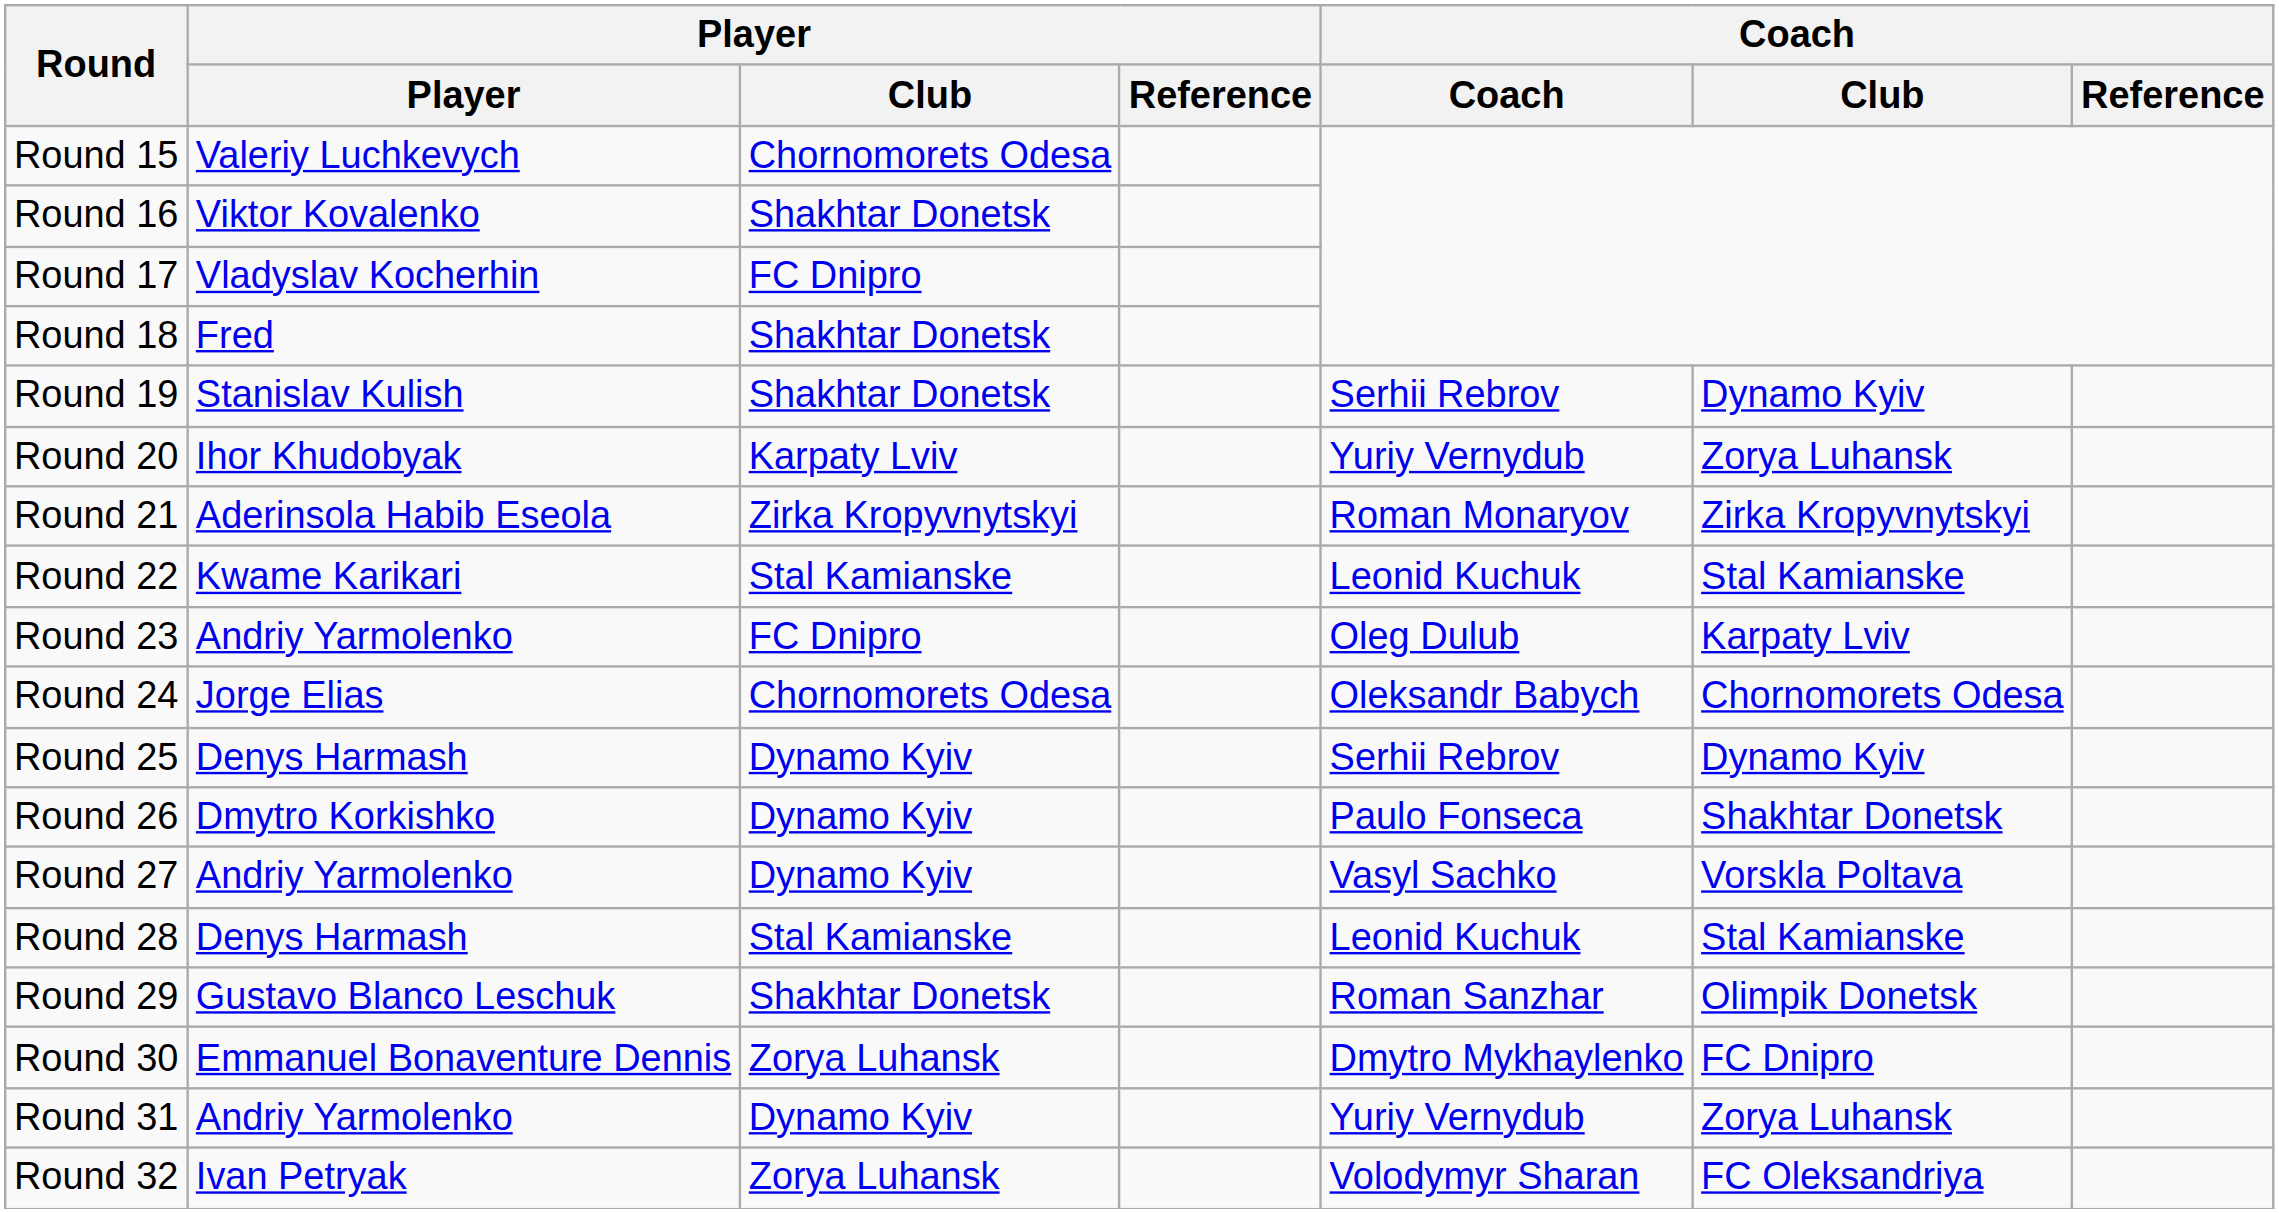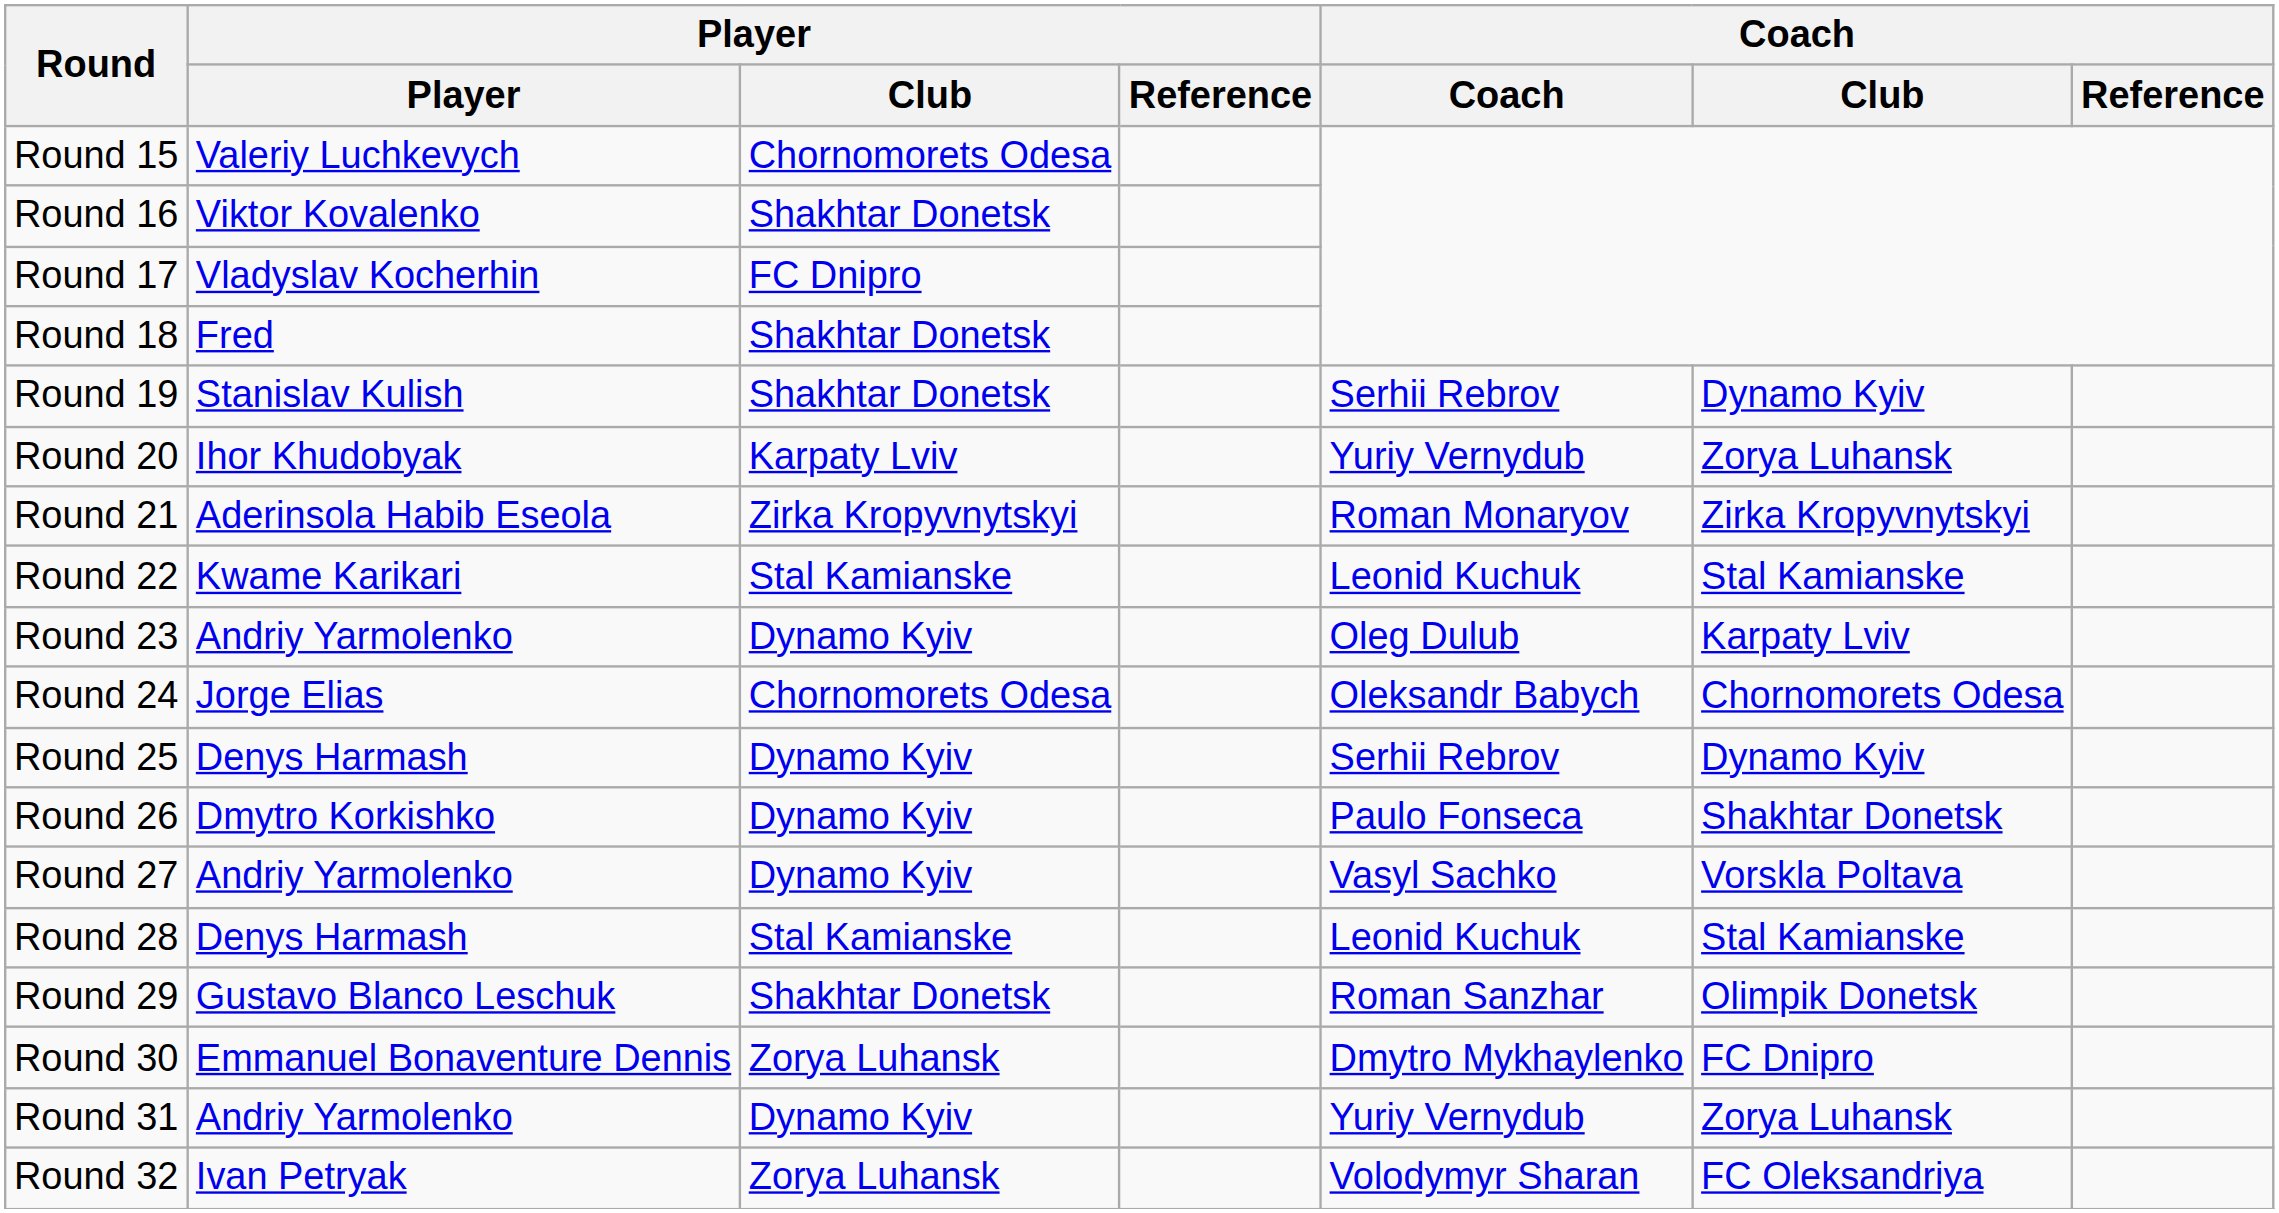(835, 635) FC Dnipro -> (860, 635) Dynamo Kyiv
